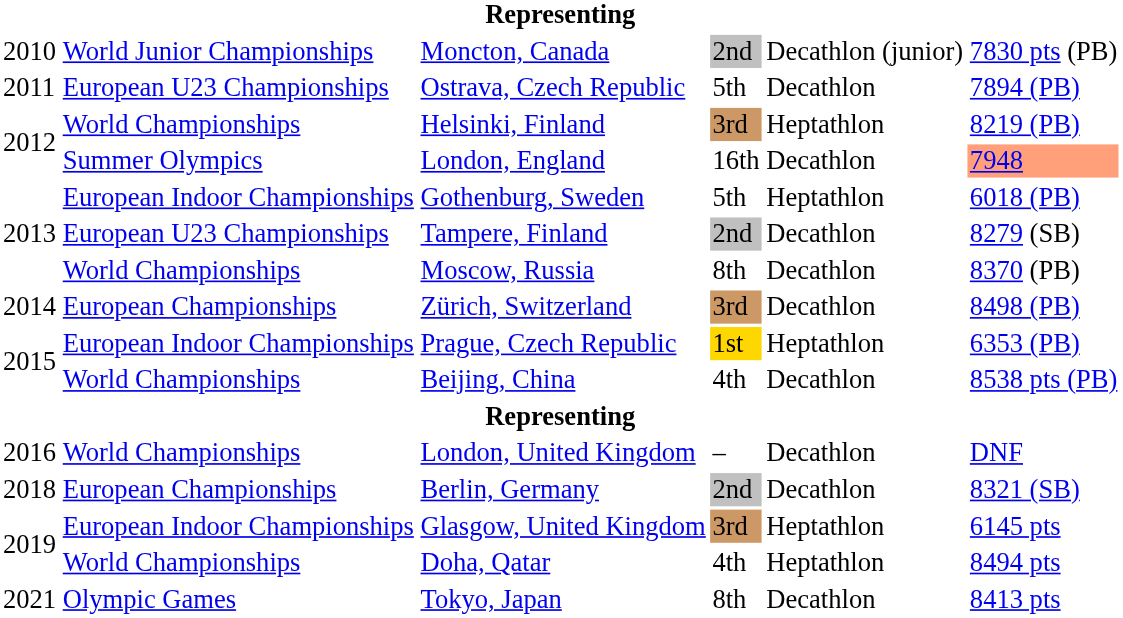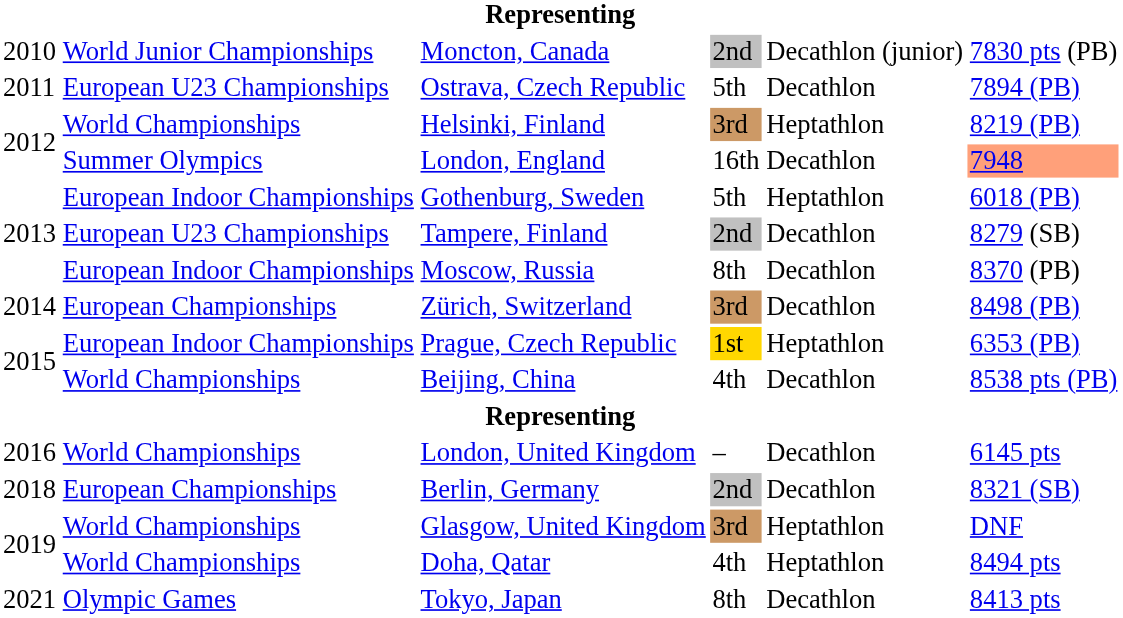(182, 270) World Championships -> (238, 270) European Indoor Championships
(996, 452) DNF -> (1015, 452) 6145 pts
(238, 525) European Indoor Championships -> (182, 525) World Championships
(1015, 525) 6145 pts -> (996, 525) DNF
